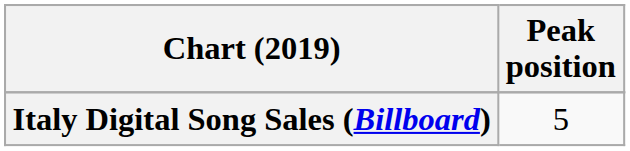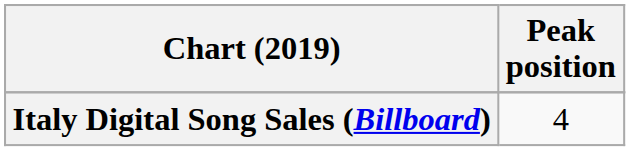(561, 118) 5 -> (561, 118) 4
